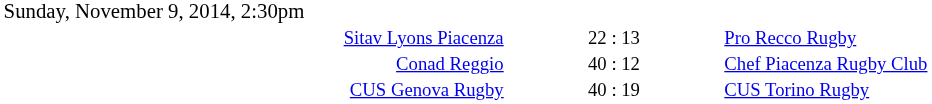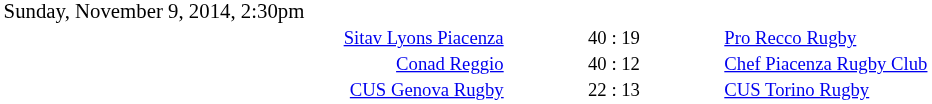(614, 37) 22 : 13 -> (614, 37) 40 : 19
(614, 89) 40 : 19 -> (614, 89) 22 : 13
